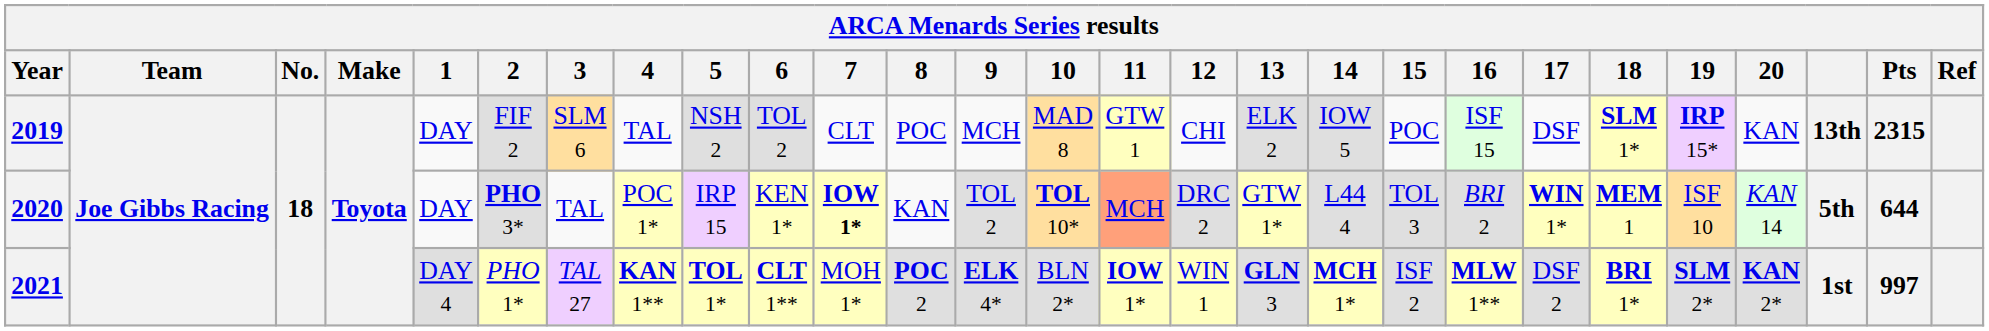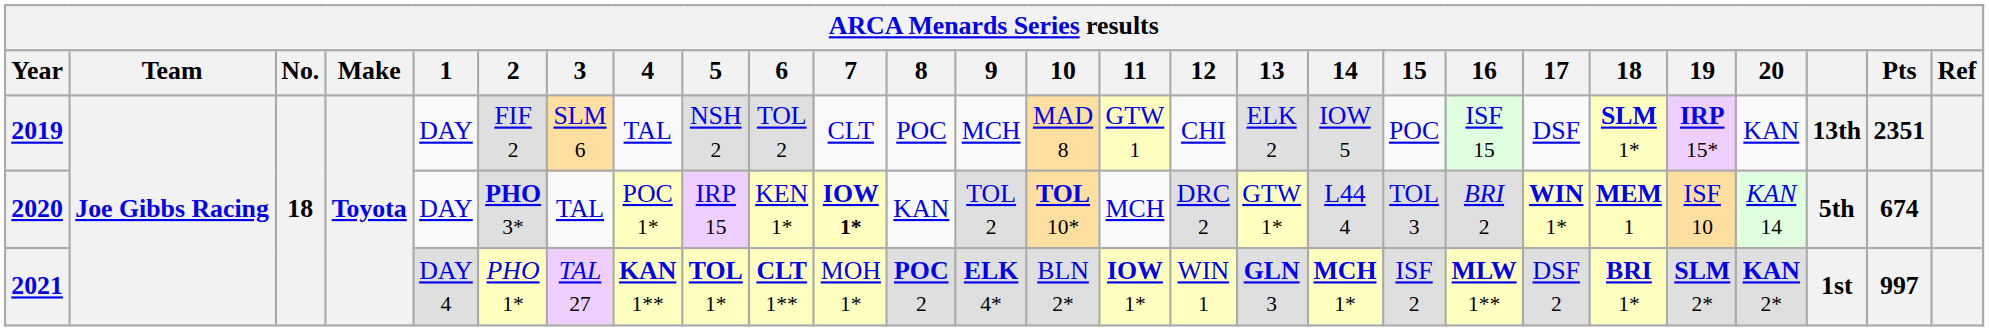(1899, 132) 2315 -> (1899, 132) 2351
(1135, 209) lightsalmon background -> (1135, 209) no background
(1899, 209) 644 -> (1899, 209) 674
